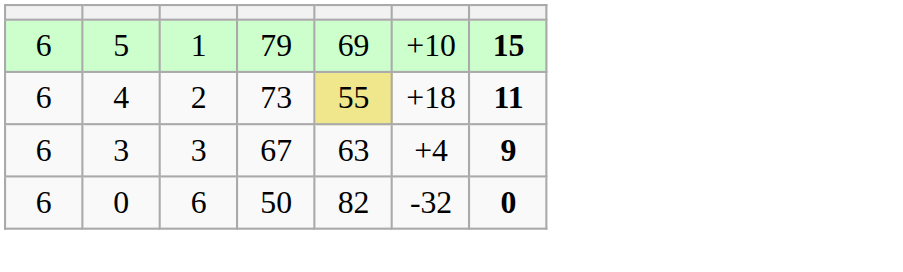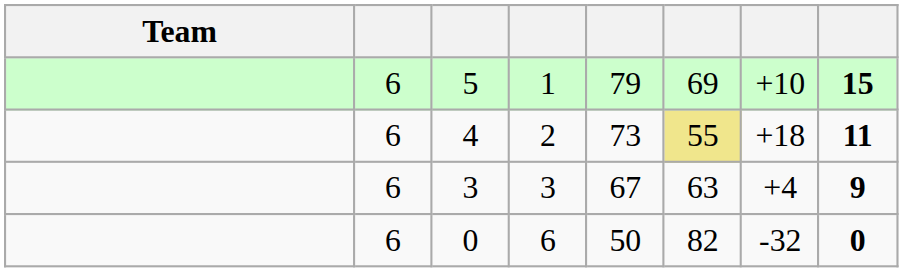+ column: (180, 30)
